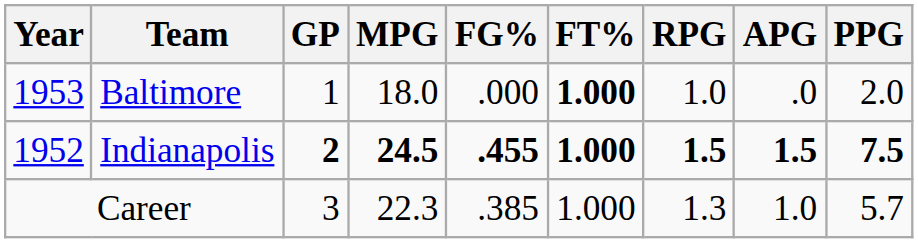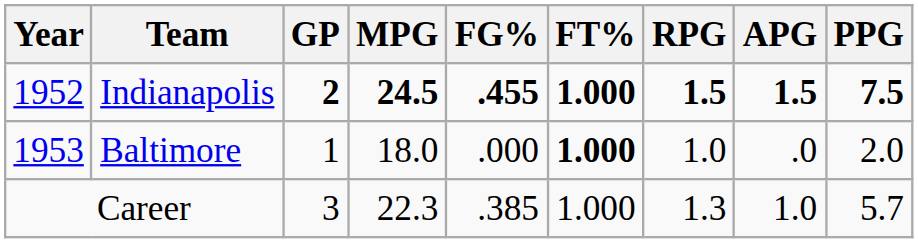rows swapped: (187, 150) <-> (171, 91)
